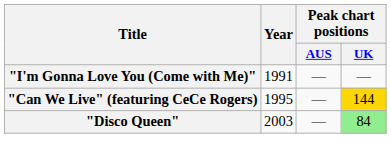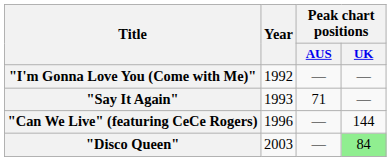(278, 76) 1991 -> (278, 76) 1992
+ row: (133, 99)
(278, 99) 1995 -> (278, 122) 1996
(364, 99) gold background -> (364, 122) no background
